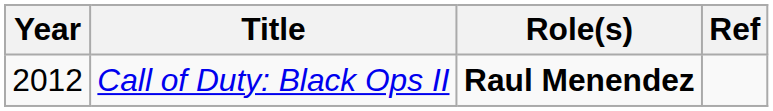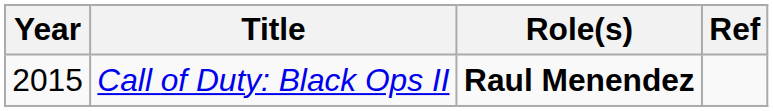(48, 79) 2012 -> (48, 79) 2015
